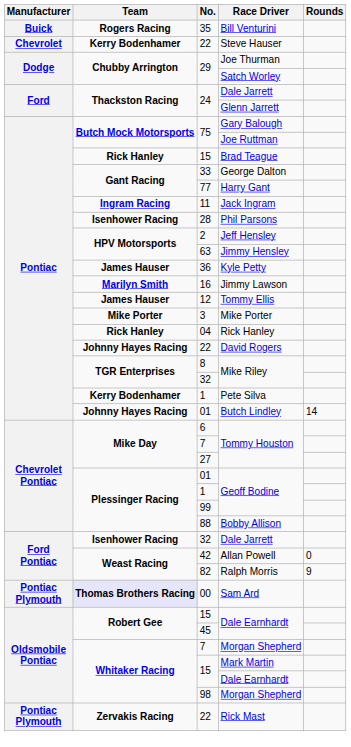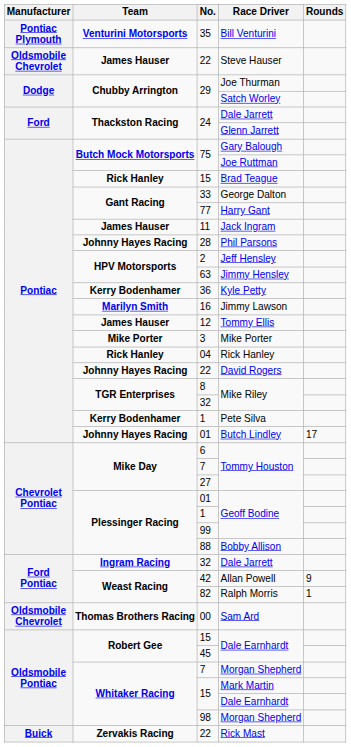(39, 28) Buick -> (39, 34) Pontiac Plymouth
(135, 28) Rogers Racing -> (135, 34) Venturini Motorsports
(39, 44) Chevrolet -> (39, 61) Oldsmobile Chevrolet
(135, 44) Kerry Bodenhamer -> (135, 61) James Hauser
(135, 204) Ingram Racing -> (135, 227) James Hauser
(135, 220) Isenhower Racing -> (135, 242) Johnny Hayes Racing
(135, 268) James Hauser -> (135, 290) Kerry Bodenhamer
(311, 412) 14 -> (311, 434) 17
(135, 540) Isenhower Racing -> (135, 562) Ingram Racing
(309, 556) 0 -> (309, 578) 9
(309, 572) 9 -> (309, 594) 1
(39, 593) Pontiac Plymouth -> (39, 616) Oldsmobile Chevrolet
(135, 593) lavender background -> (135, 616) no background
(39, 716) Pontiac Plymouth -> (39, 733) Buick
